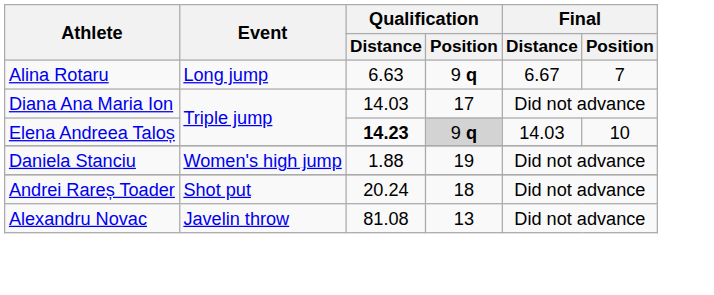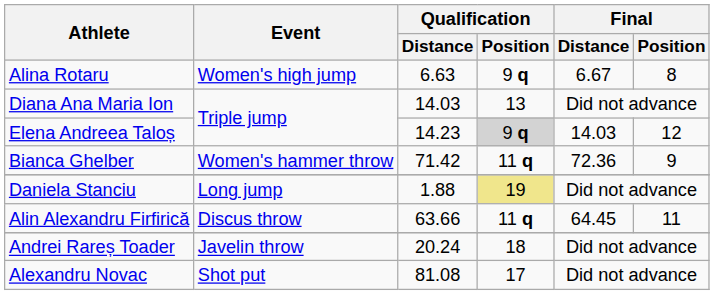(226, 75) Long jump -> (277, 75) Women's high jump
(620, 75) 7 -> (671, 75) 8
(464, 104) 17 -> (516, 104) 13
(386, 132) bold -> (438, 132) normal
(620, 132) 10 -> (671, 132) 12
+ row: (71, 161)
(263, 161) Women's high jump -> (240, 190) Long jump
(464, 161) no background -> (516, 190) khaki background
+ row: (99, 218)
(217, 190) Shot put -> (251, 247) Javelin throw
(236, 218) Javelin throw -> (232, 276) Shot put
(464, 218) 13 -> (516, 276) 17
